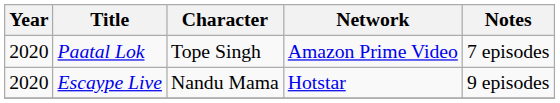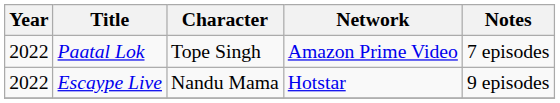(29, 51) 2020 -> (29, 51) 2022
(29, 82) 2020 -> (29, 82) 2022
